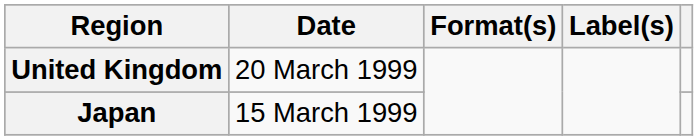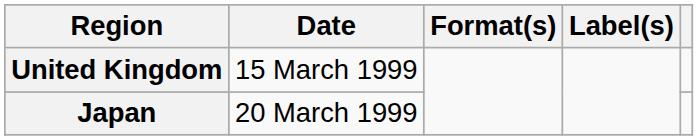(326, 69) 20 March 1999 -> (326, 69) 15 March 1999
(326, 112) 15 March 1999 -> (326, 112) 20 March 1999
